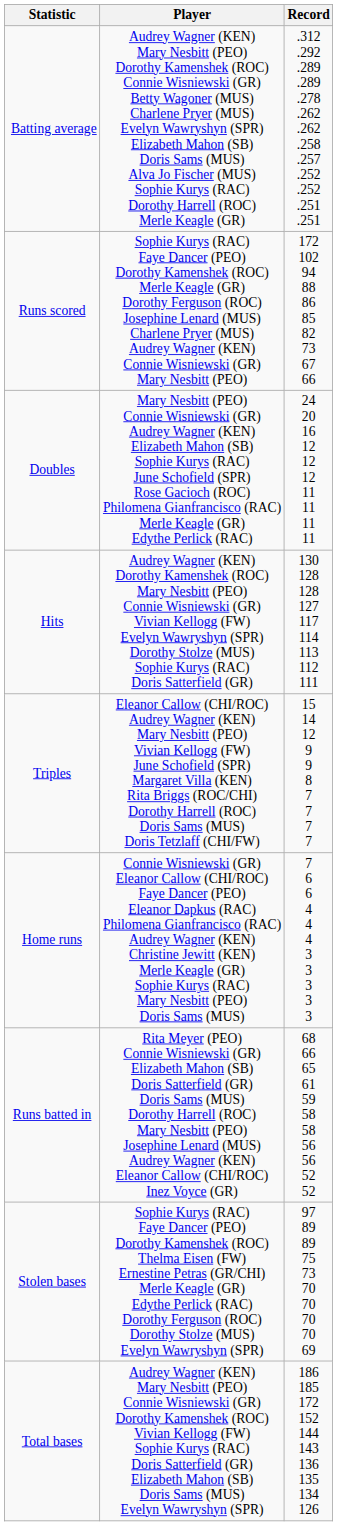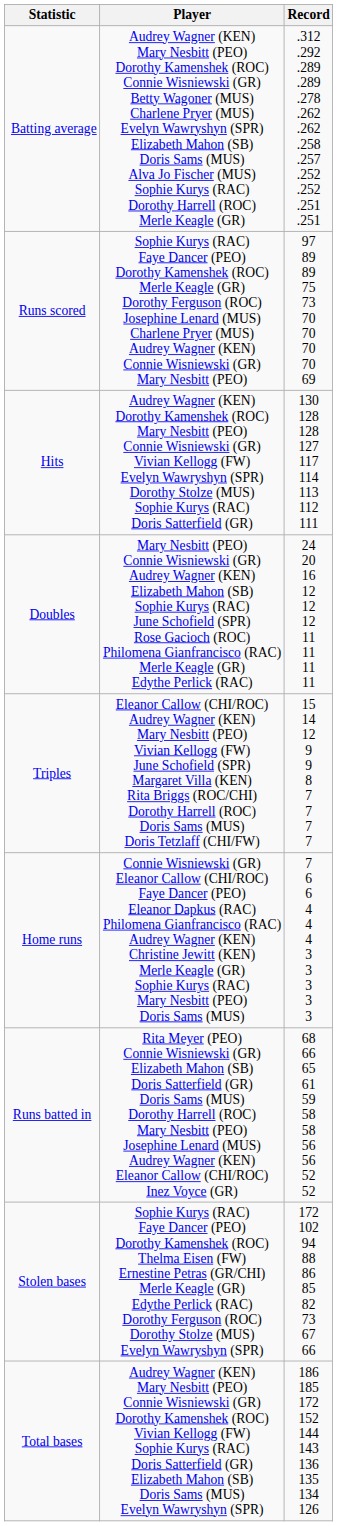(309, 310) 172 102 94 88 86 85 82 73 67 66 -> (309, 310) 97 89 89 75 73 70 70 70 70 69
rows swapped: (52, 621) <-> (52, 470)
(309, 1281) 97 89 89 75 73 70 70 70 70 69 -> (309, 1281) 172 102 94 88 86 85 82 73 67 66
